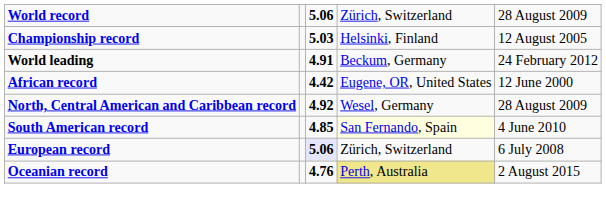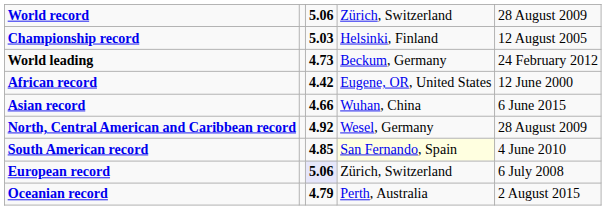(321, 60) 4.91 -> (321, 60) 4.73
+ row: (46, 104)
(321, 171) 4.76 -> (321, 194) 4.79
(384, 171) khaki background -> (384, 194) no background
